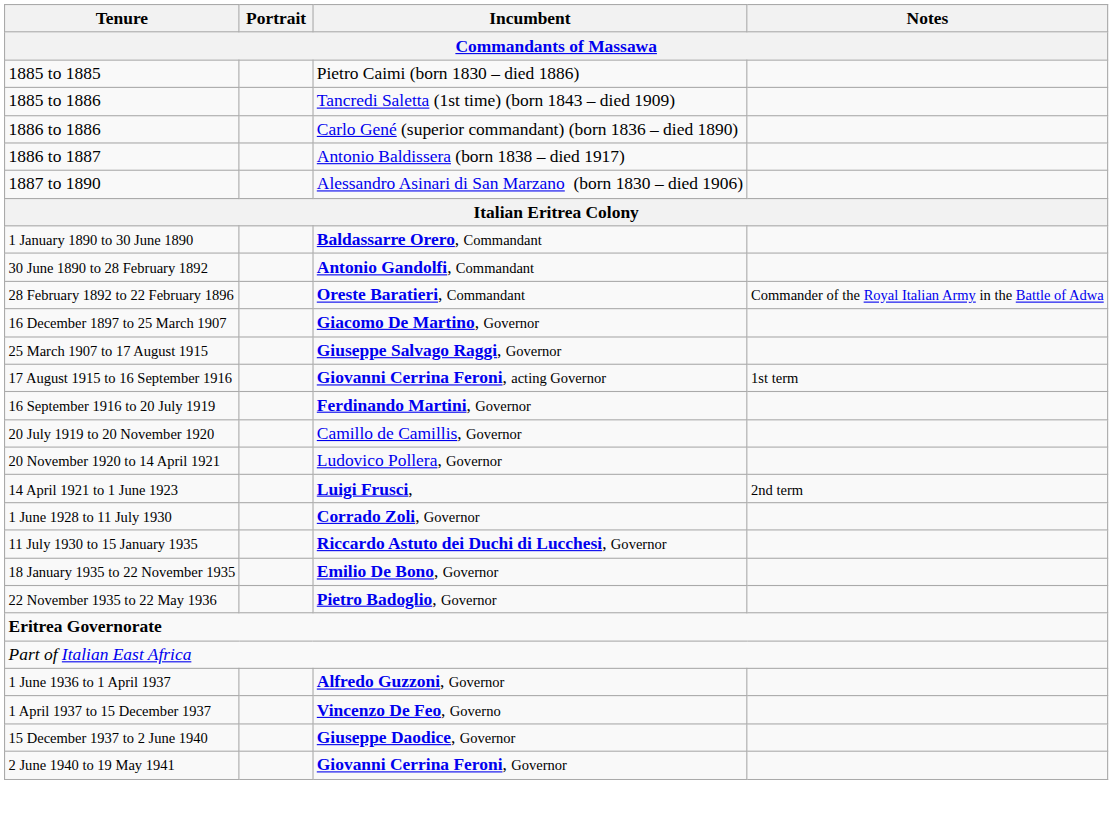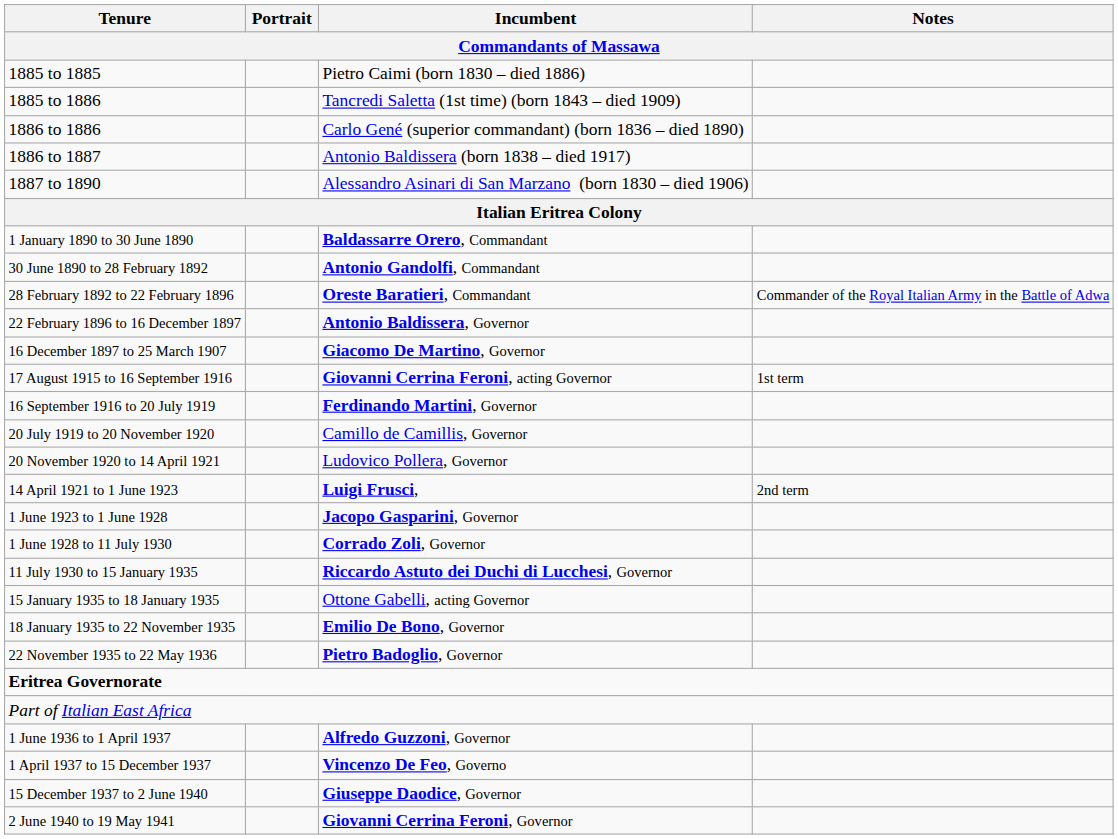+ row: (125, 323)
- row: (108, 351)
+ row: (88, 517)
+ row: (114, 600)
